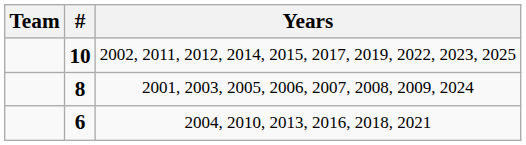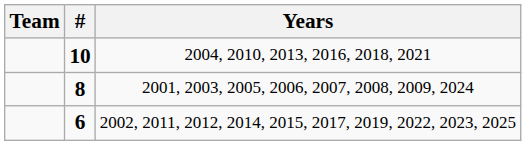(308, 55) 2002, 2011, 2012, 2014, 2015, 2017, 2019, 2022, 2023, 2025 -> (308, 55) 2004, 2010, 2013, 2016, 2018, 2021
(308, 122) 2004, 2010, 2013, 2016, 2018, 2021 -> (308, 122) 2002, 2011, 2012, 2014, 2015, 2017, 2019, 2022, 2023, 2025
